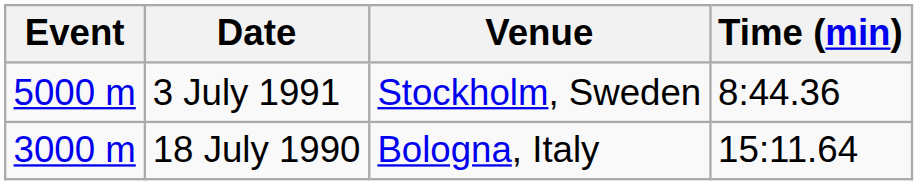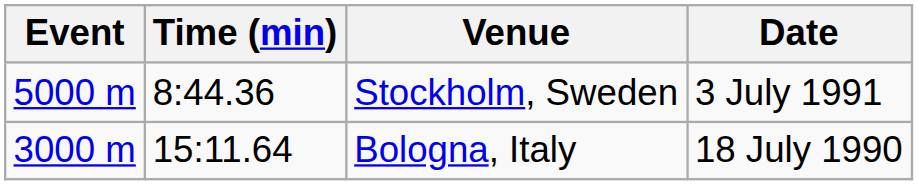columns swapped: (810, 33) <-> (257, 33)
